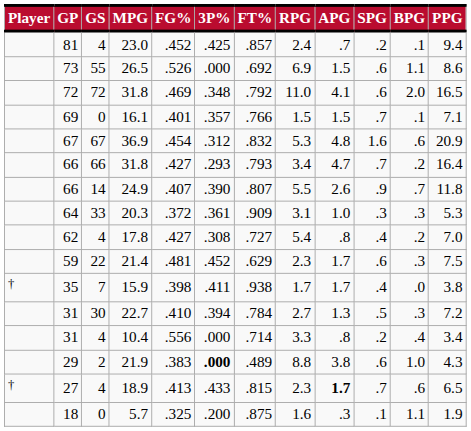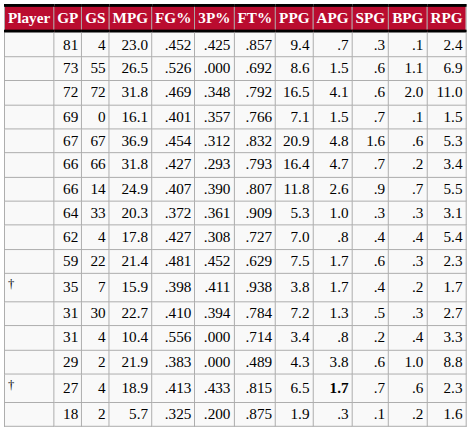columns swapped: (295, 18) <-> (447, 18)
(381, 44) .2 -> (379, 44) .3
(419, 237) .2 -> (418, 237) .4
(419, 287) .0 -> (418, 287) .2
(217, 361) bold -> (217, 361) normal
(102, 414) 0 -> (102, 414) 2
(416, 414) 1.1 -> (418, 414) .2
